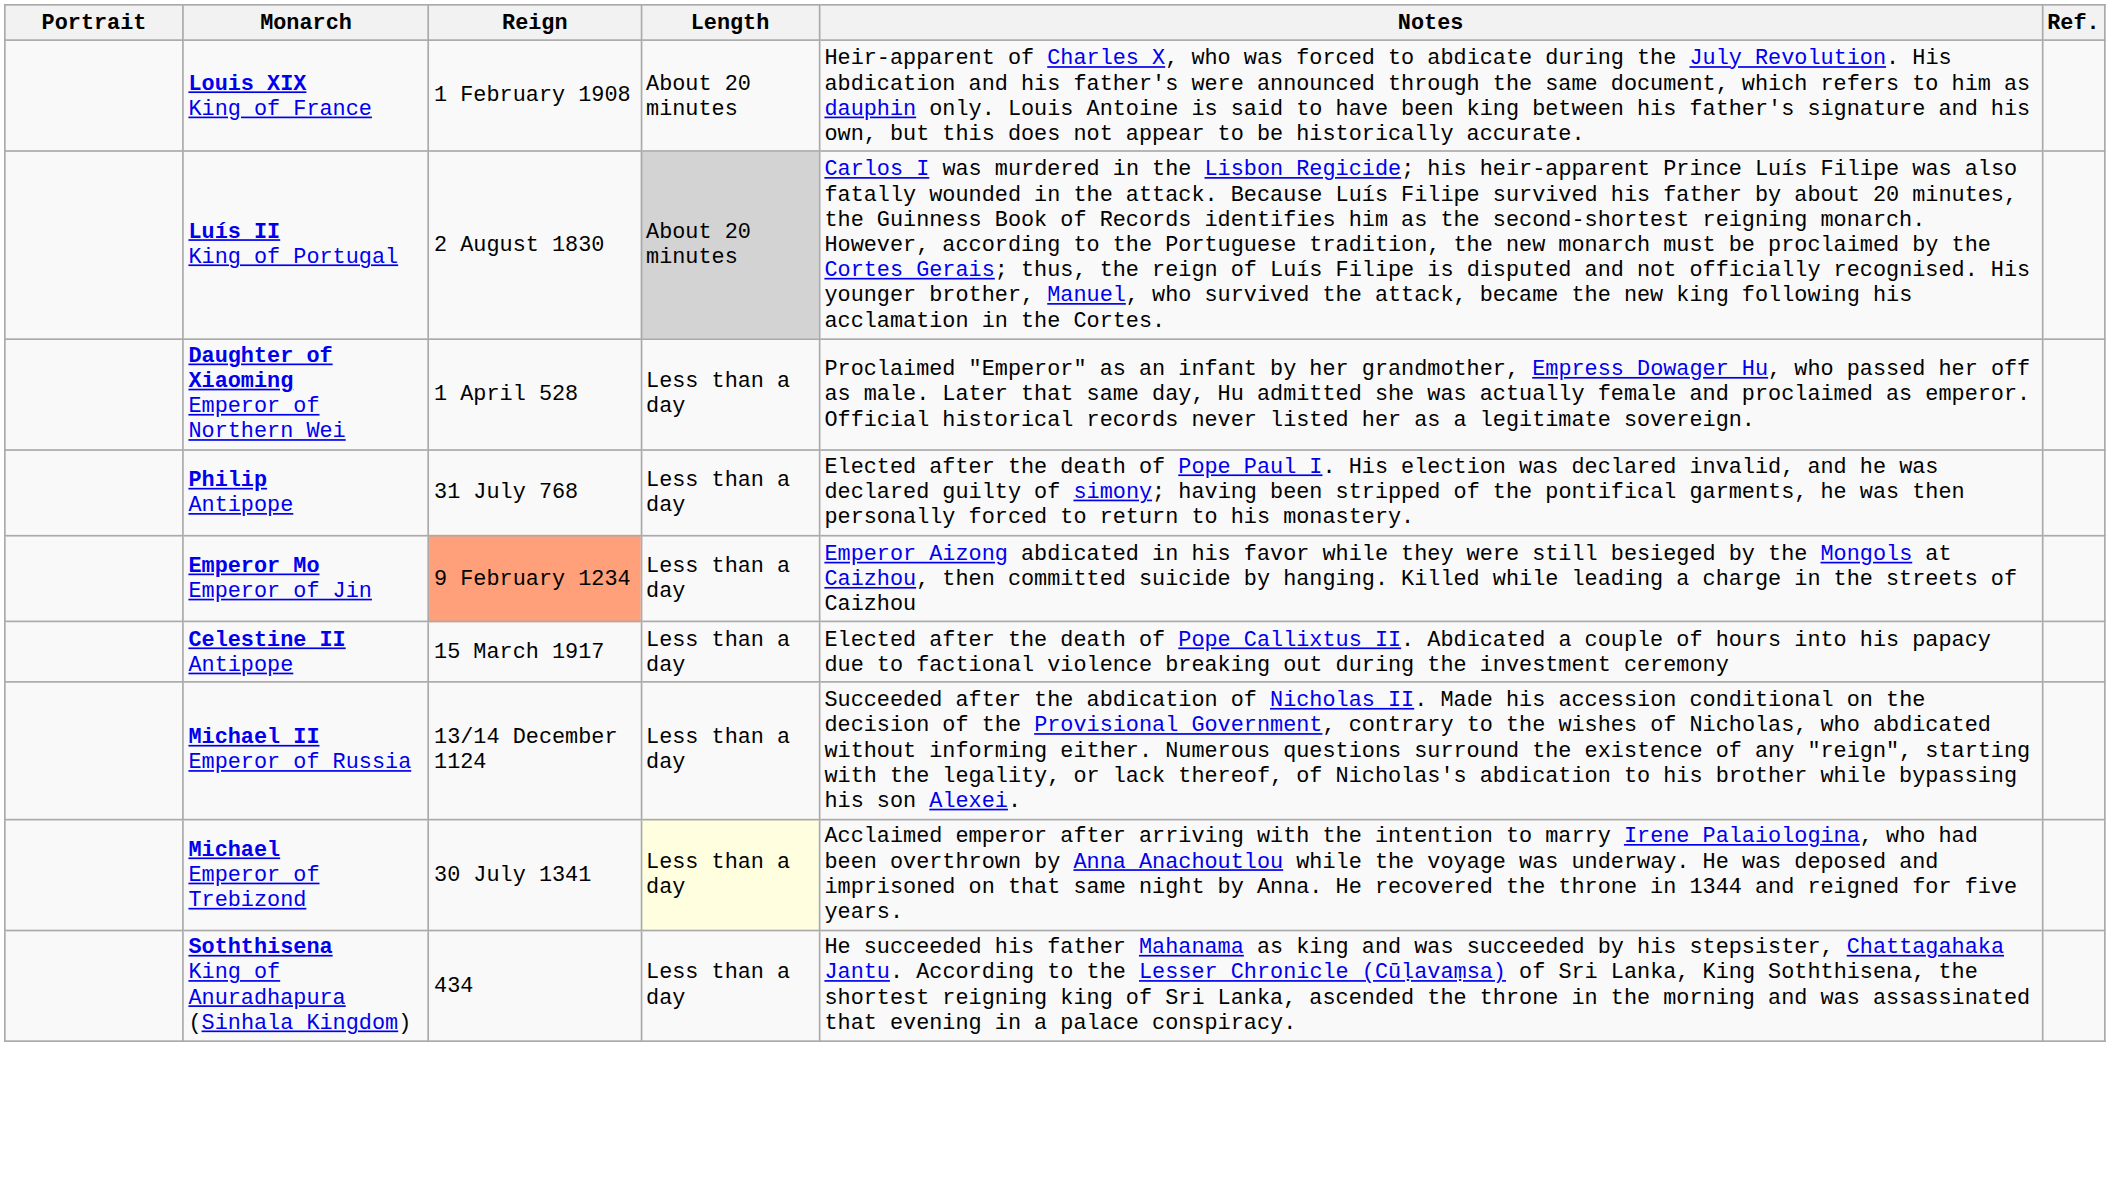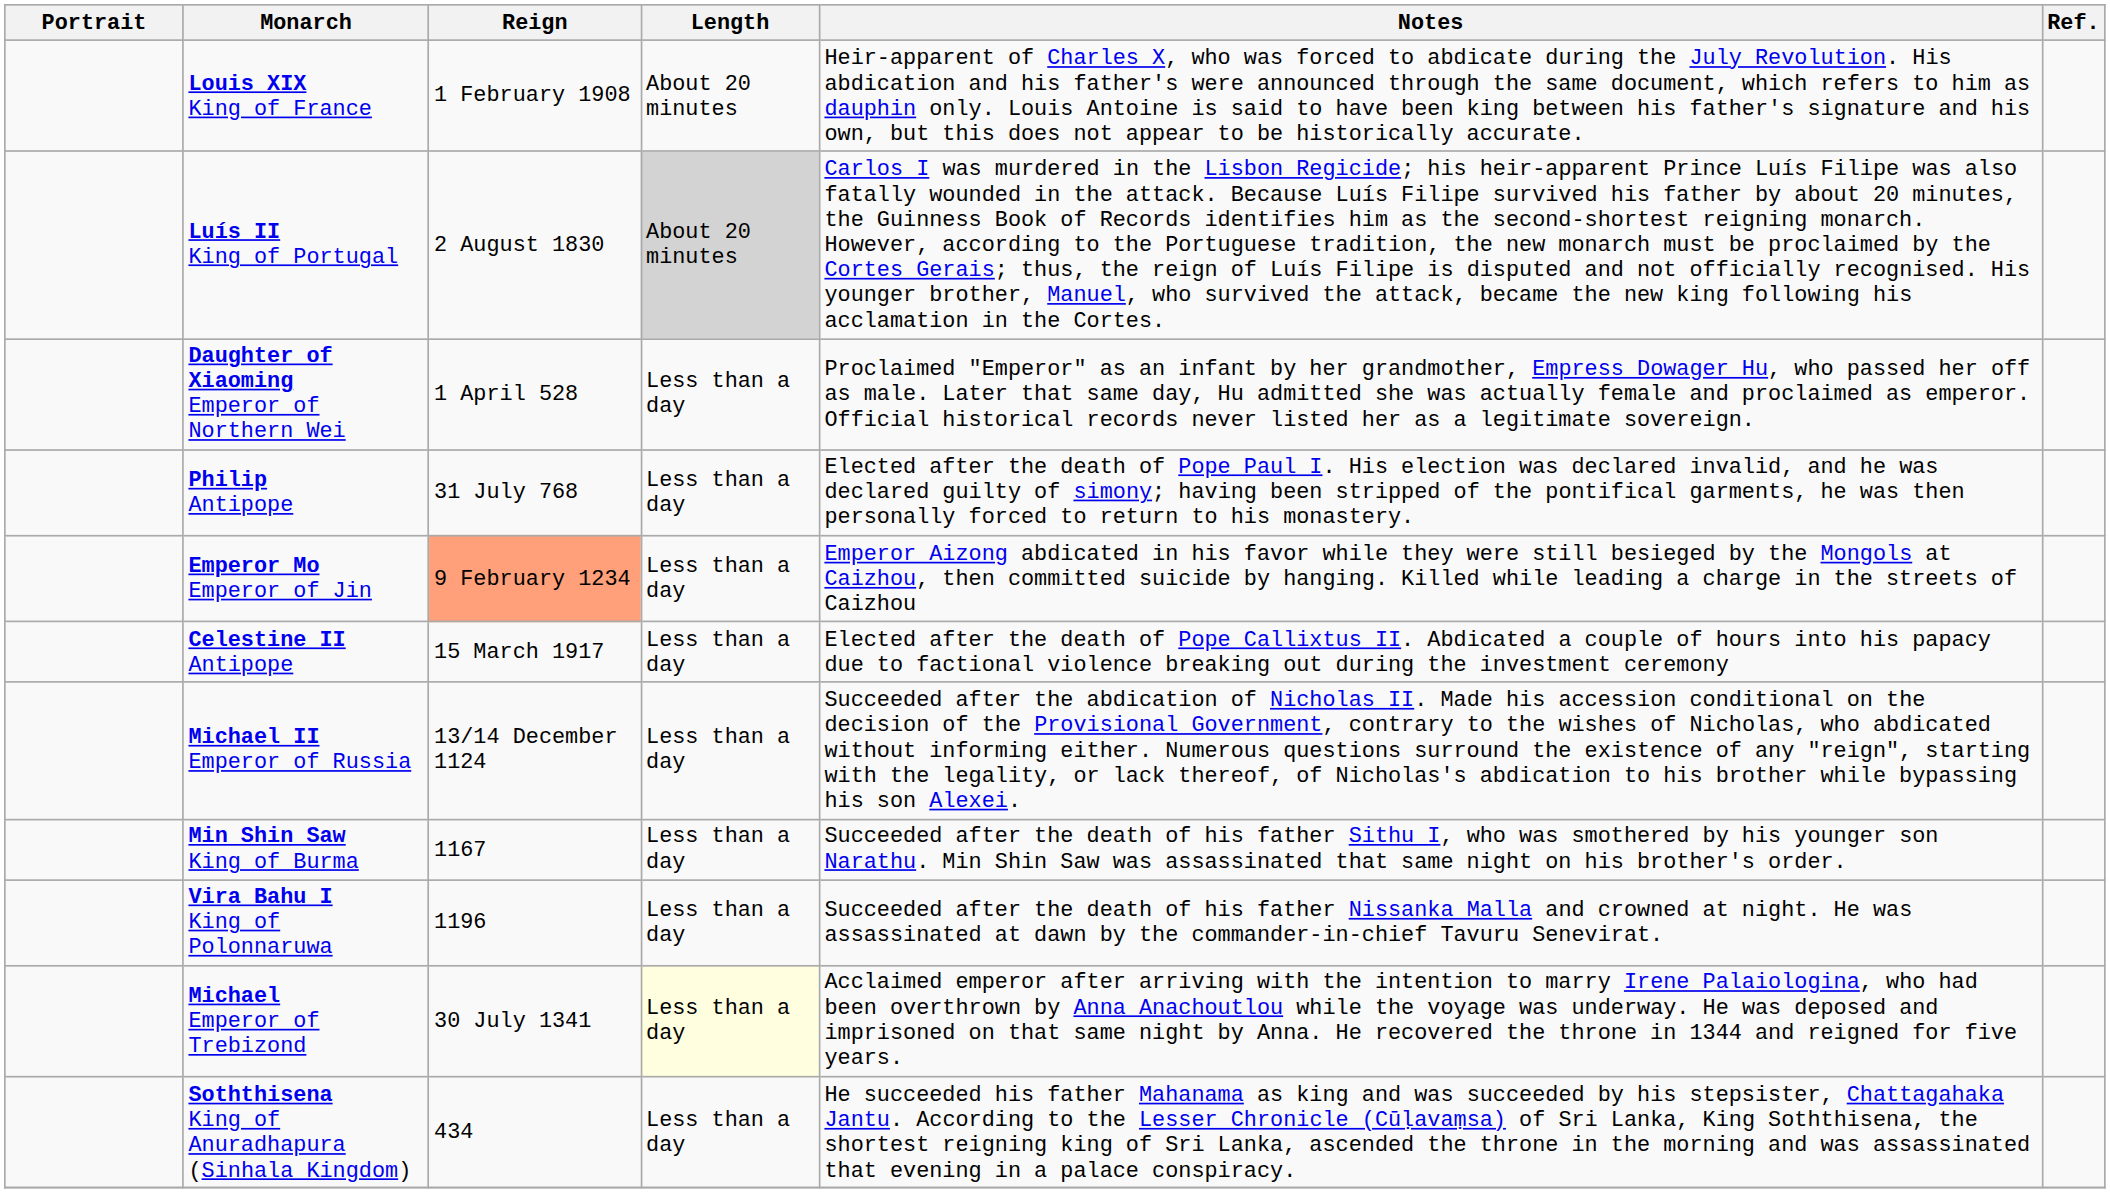+ row: (274, 849)
+ row: (261, 923)
